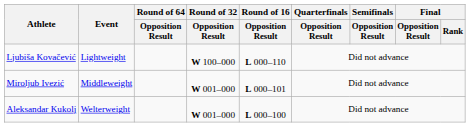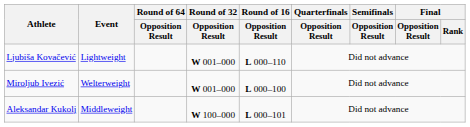(213, 63) W 100–000 -> (213, 63) W 001–000
(106, 83) Middleweight -> (105, 83) Welterweight
(266, 89) L 000–101 -> (266, 89) L 000–100
(105, 109) Welterweight -> (106, 109) Middleweight
(213, 115) W 001–000 -> (213, 115) W 100–000
(266, 115) L 000–100 -> (266, 115) L 000–101
